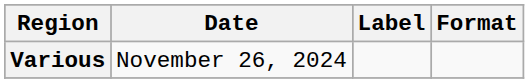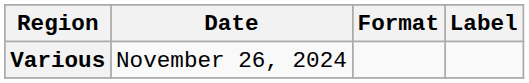columns swapped: (477, 23) <-> (392, 23)
